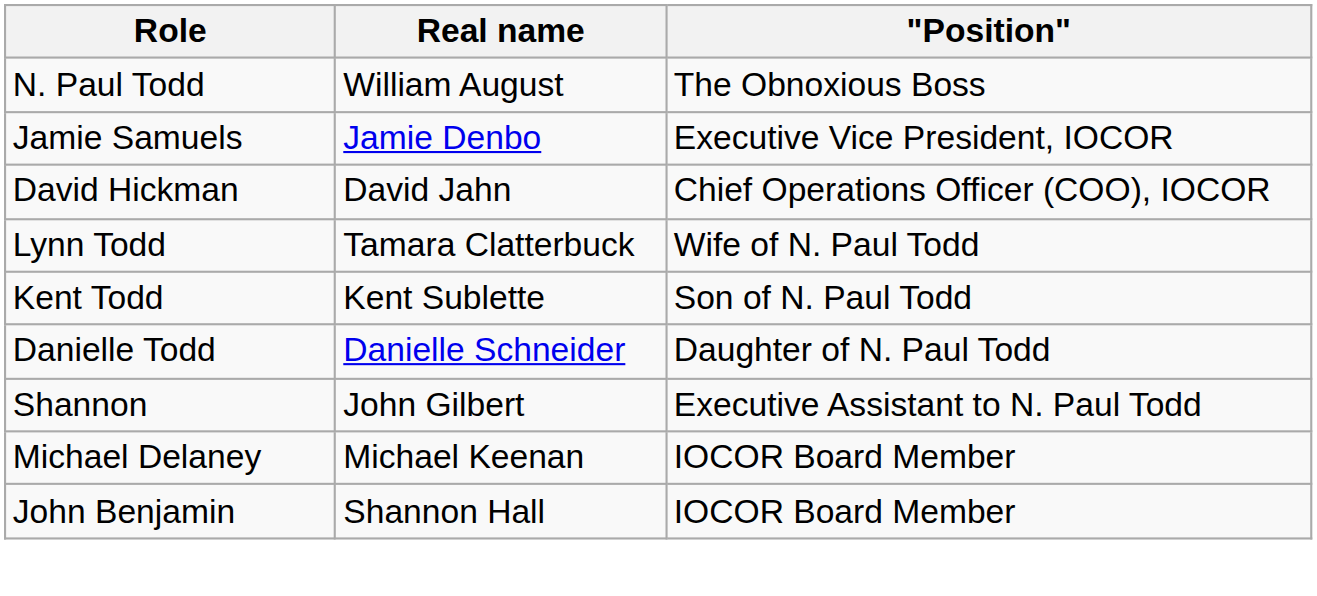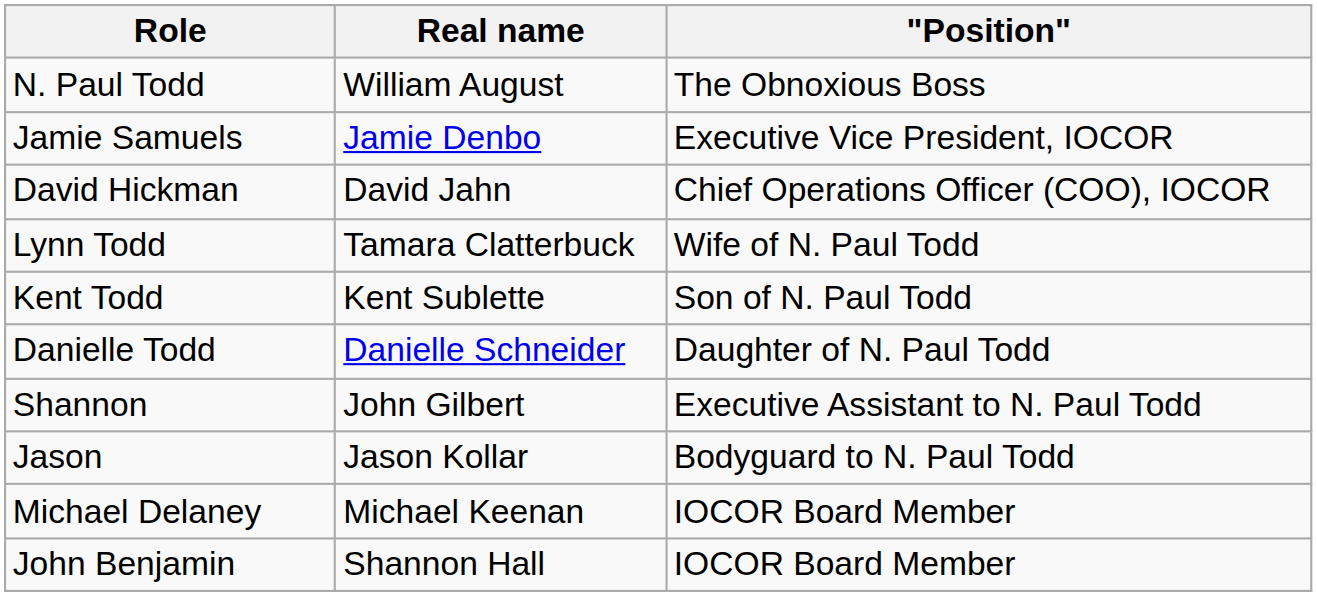+ row: (58, 457)
